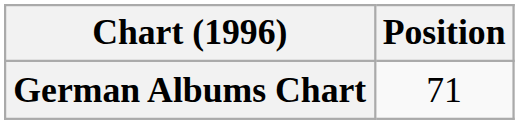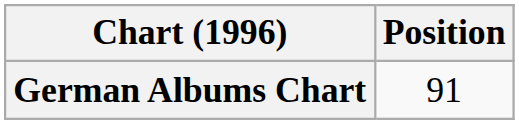(444, 89) 71 -> (444, 89) 91
